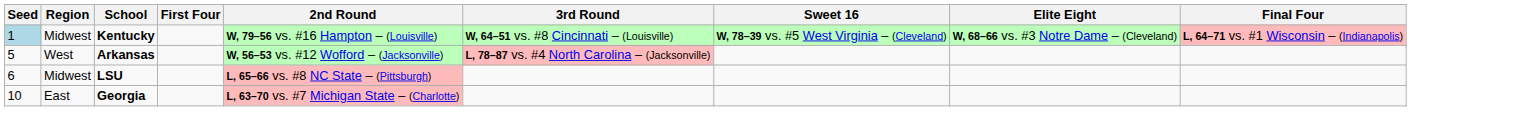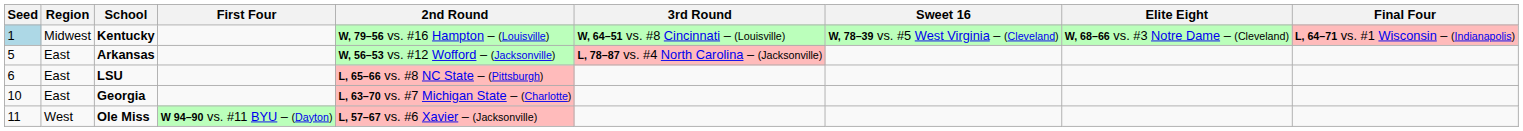(59, 55) West -> (57, 55) East
(68, 76) Midwest -> (57, 76) East
+ row: (123, 116)
